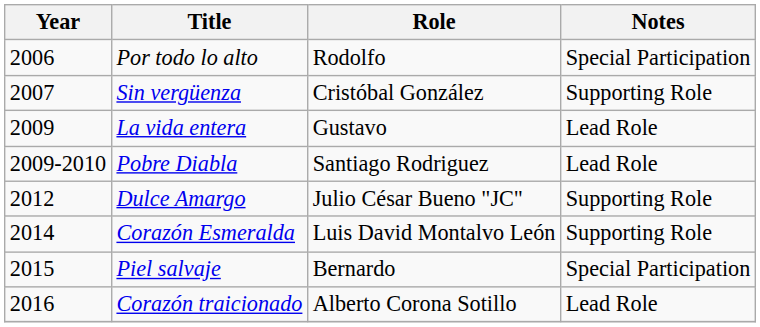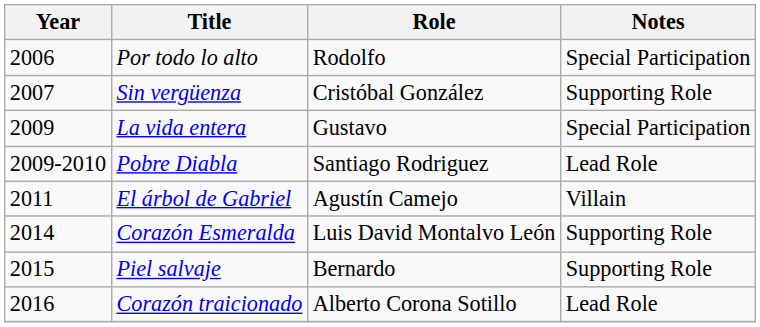(612, 127) Lead Role -> (658, 127) Special Participation
+ row: (204, 198)
- row: (181, 198)
(658, 269) Special Participation -> (639, 269) Supporting Role
